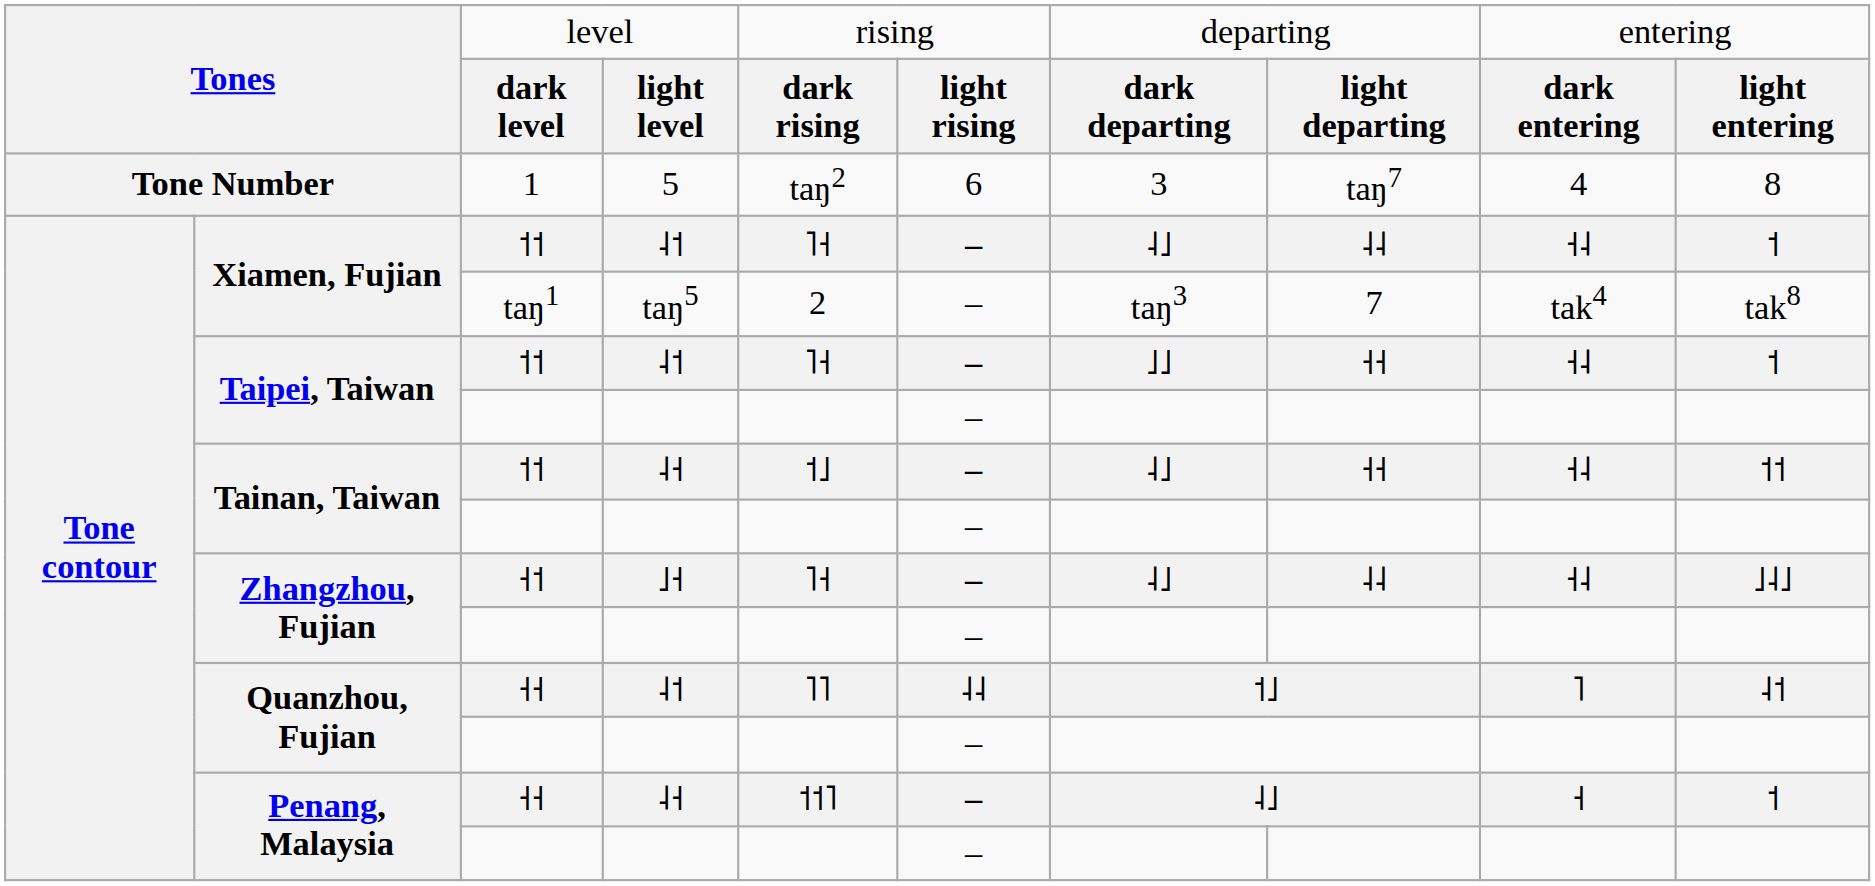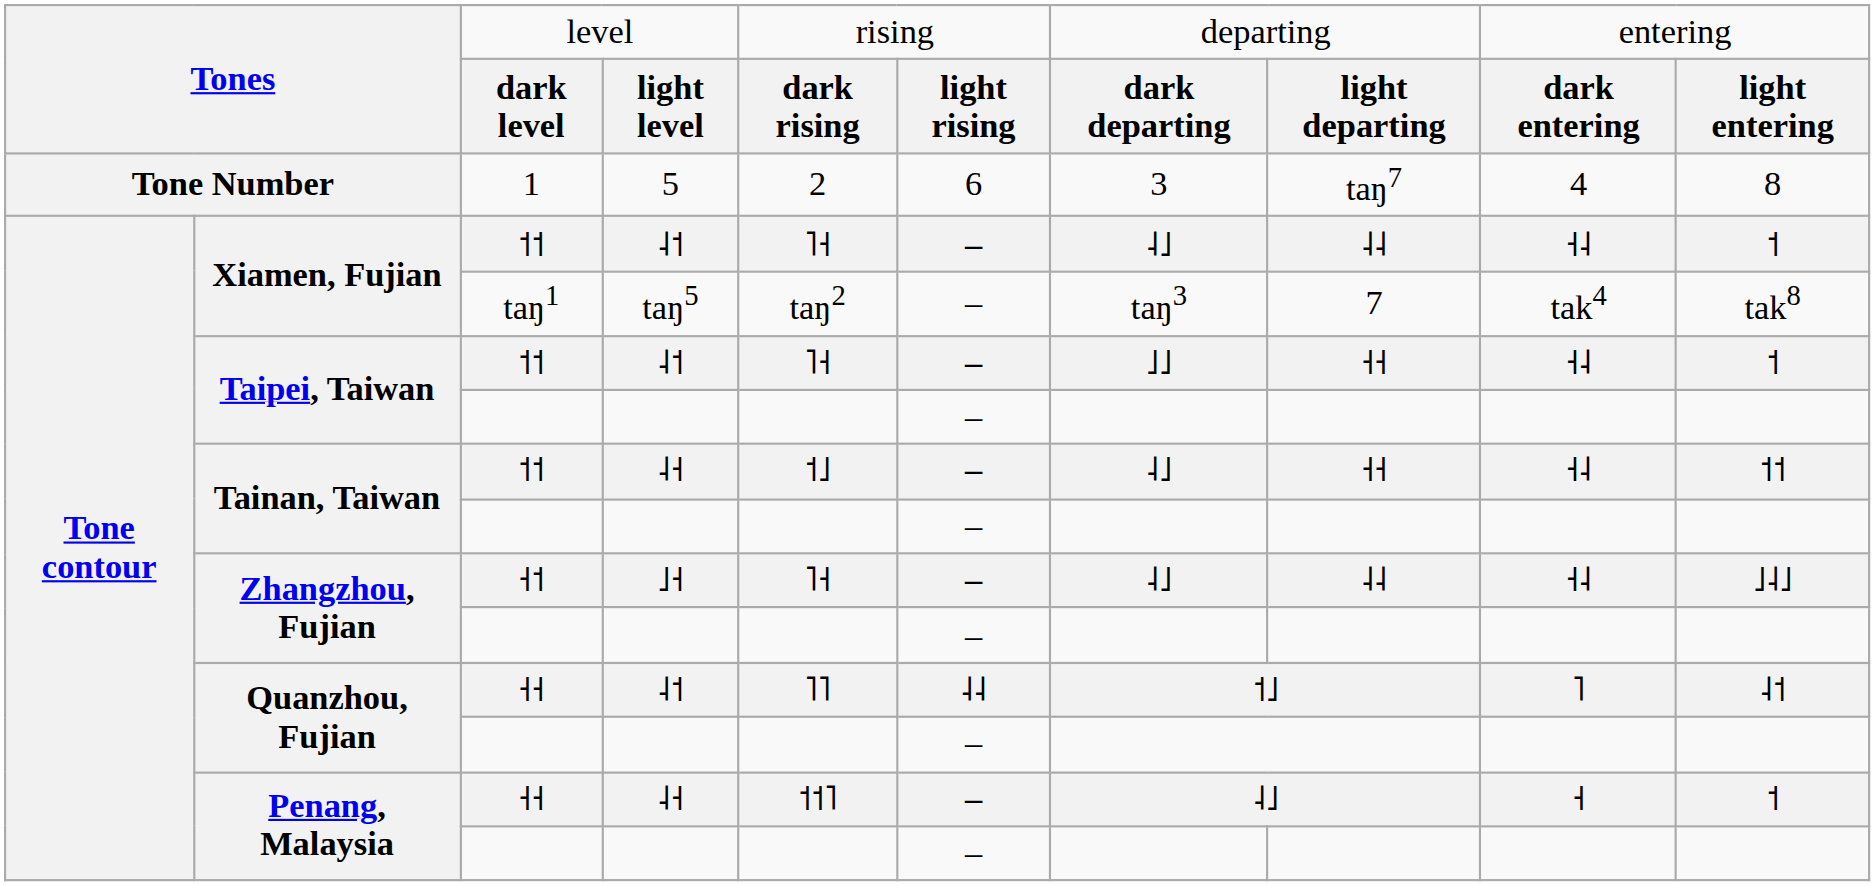(818, 184) taŋ2 -> (818, 184) 2
(818, 302) 2 -> (818, 302) taŋ2
